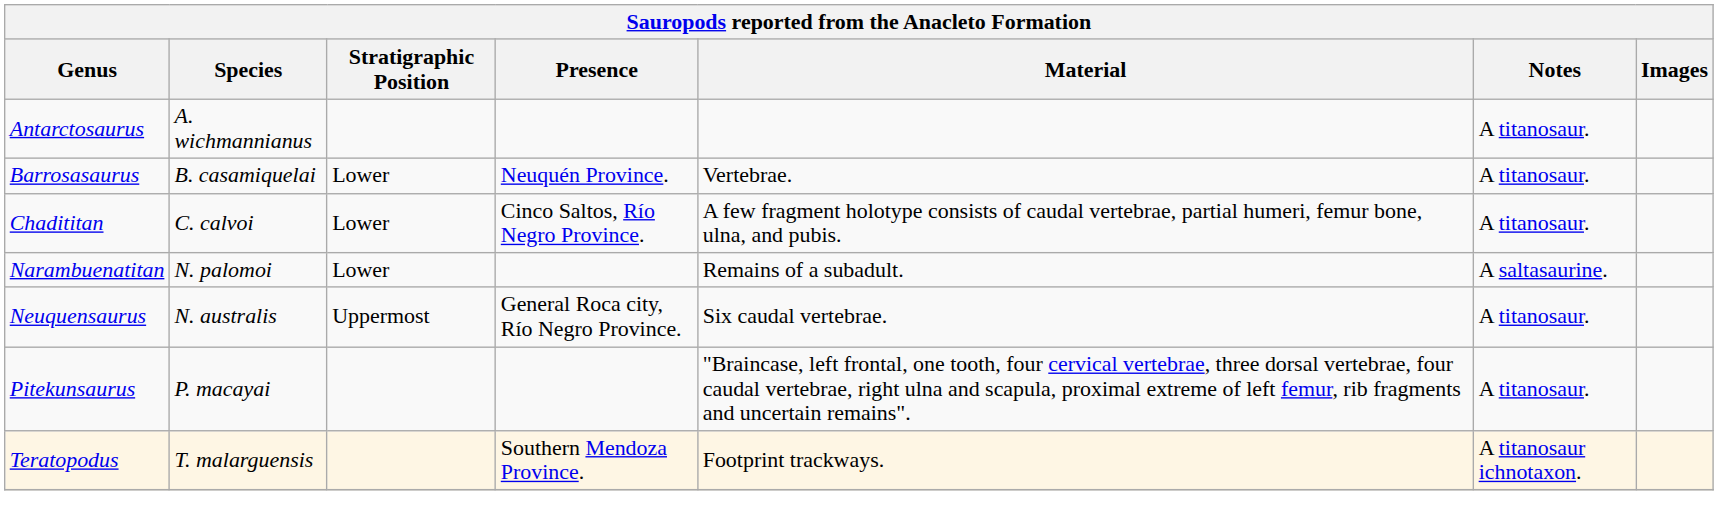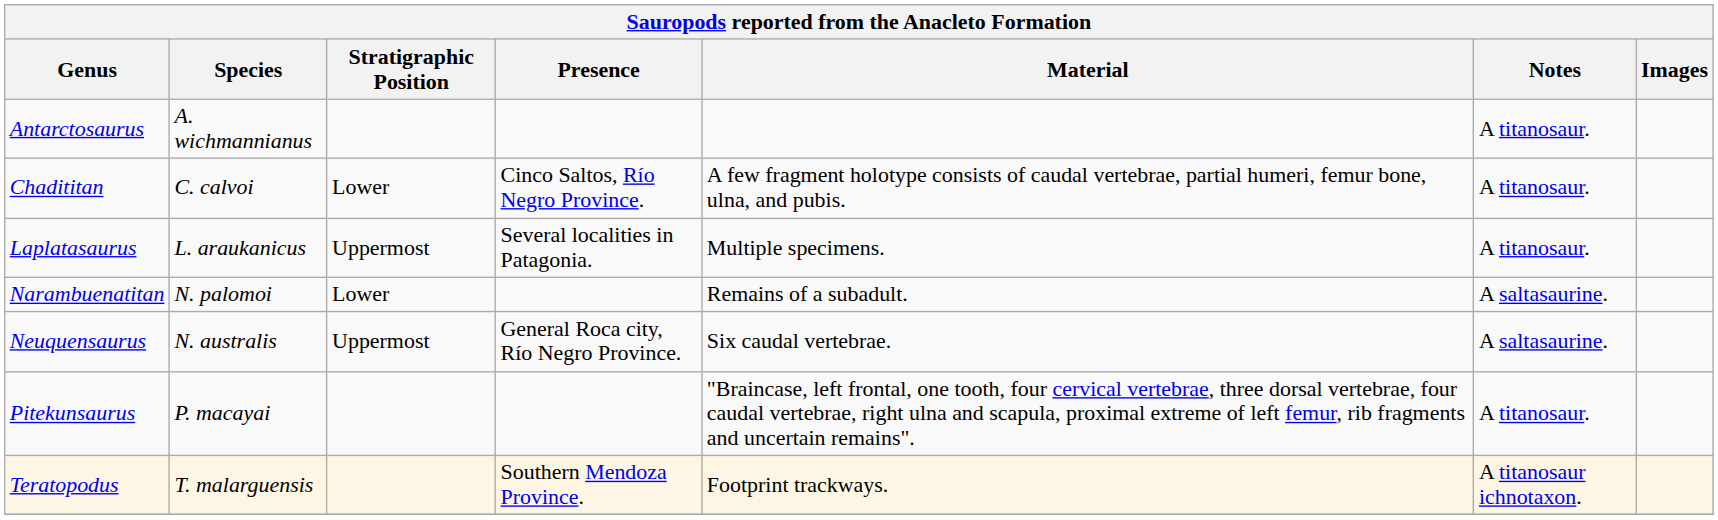- row: (75, 175)
+ row: (73, 247)
(1534, 316) A titanosaur. -> (1543, 341) A saltasaurine.
